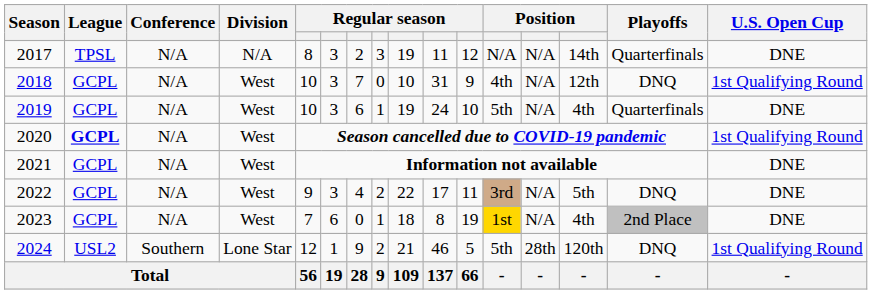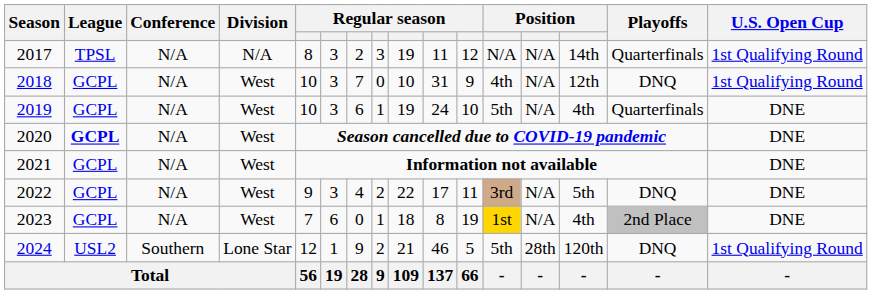(787, 54) DNE -> (787, 54) 1st Qualifying Round
(787, 137) 1st Qualifying Round -> (787, 137) DNE
